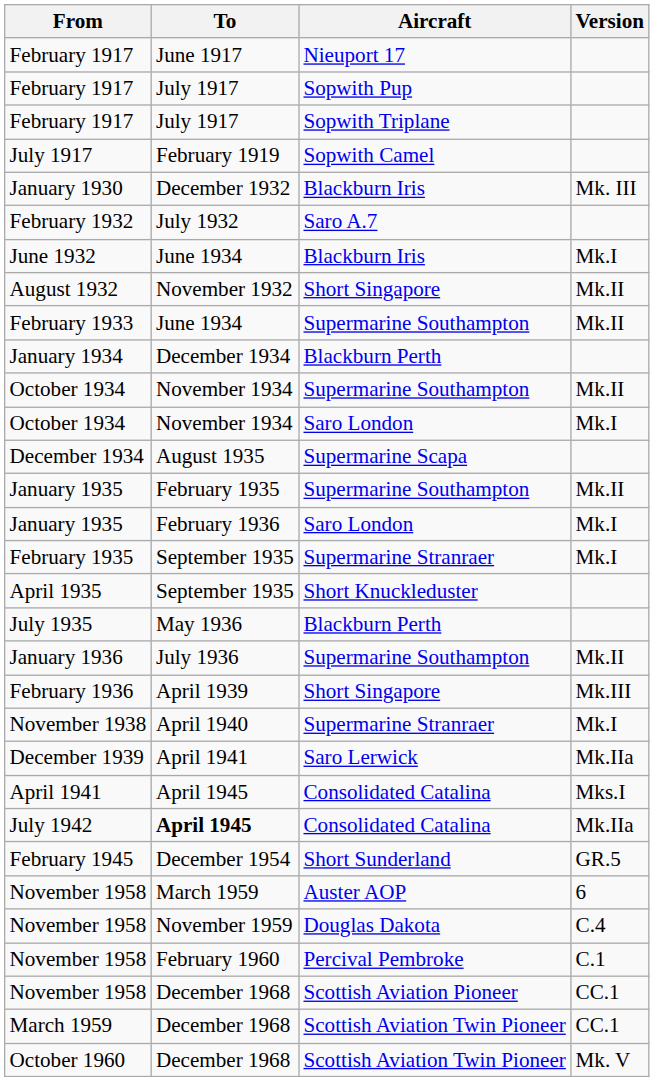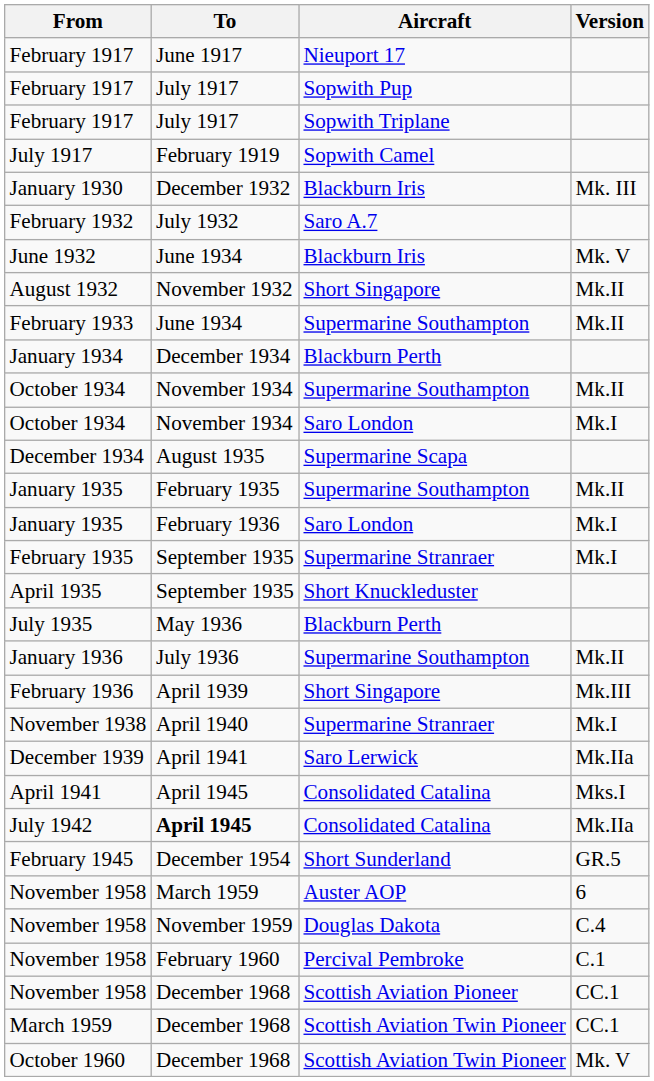(596, 255) Mk.I -> (603, 255) Mk. V
